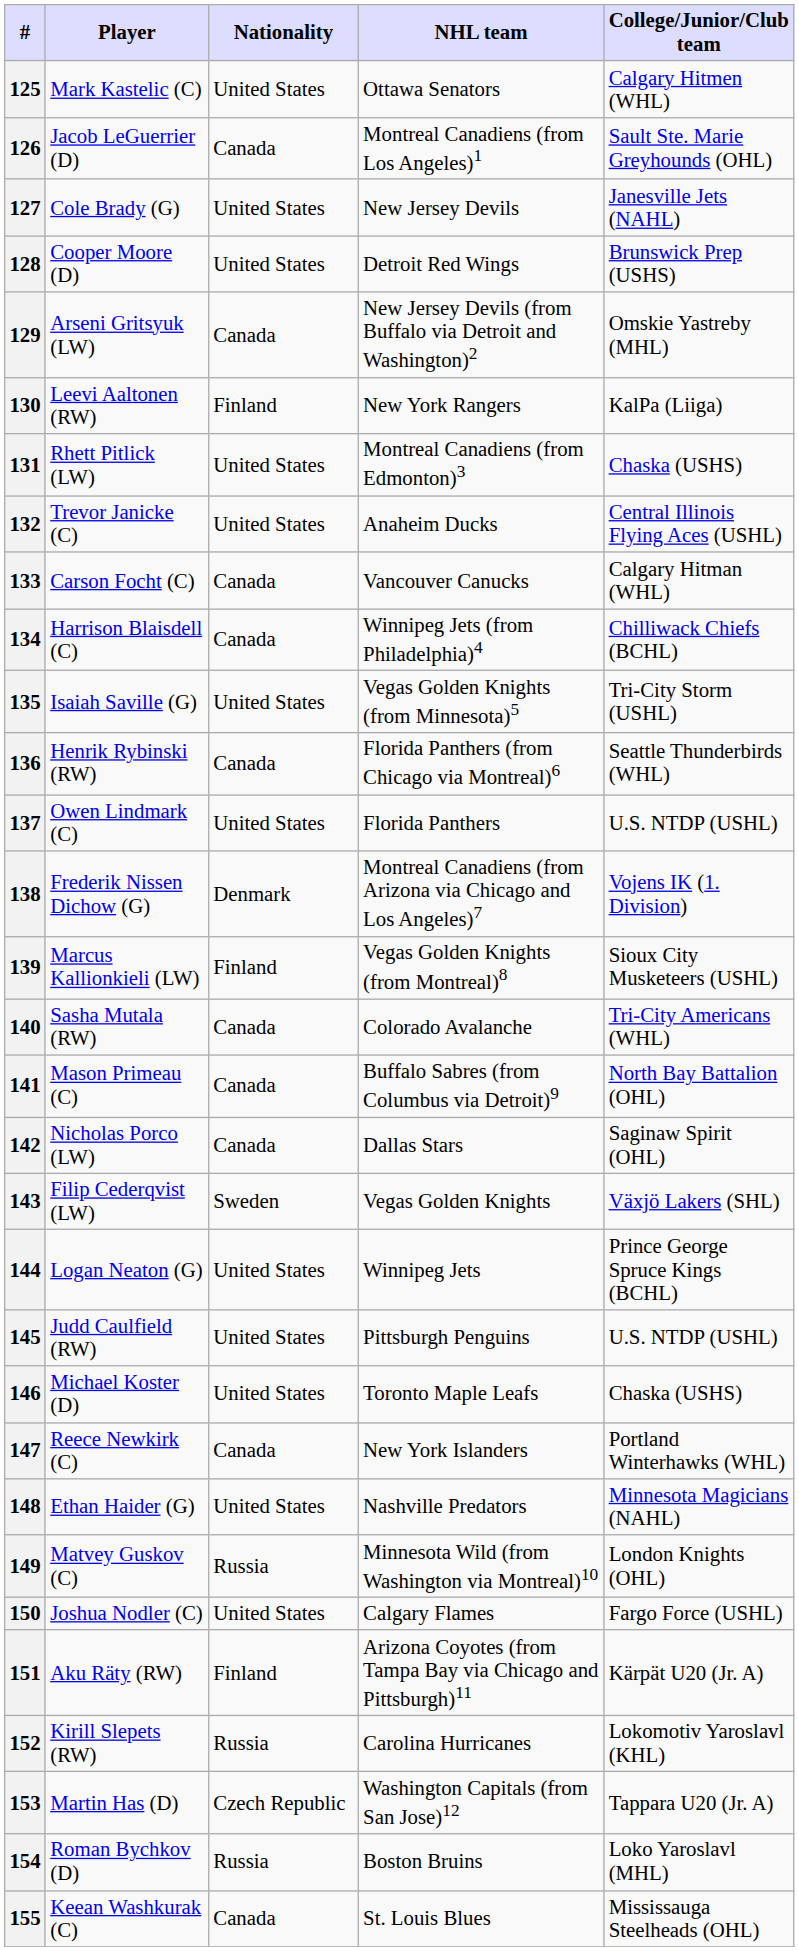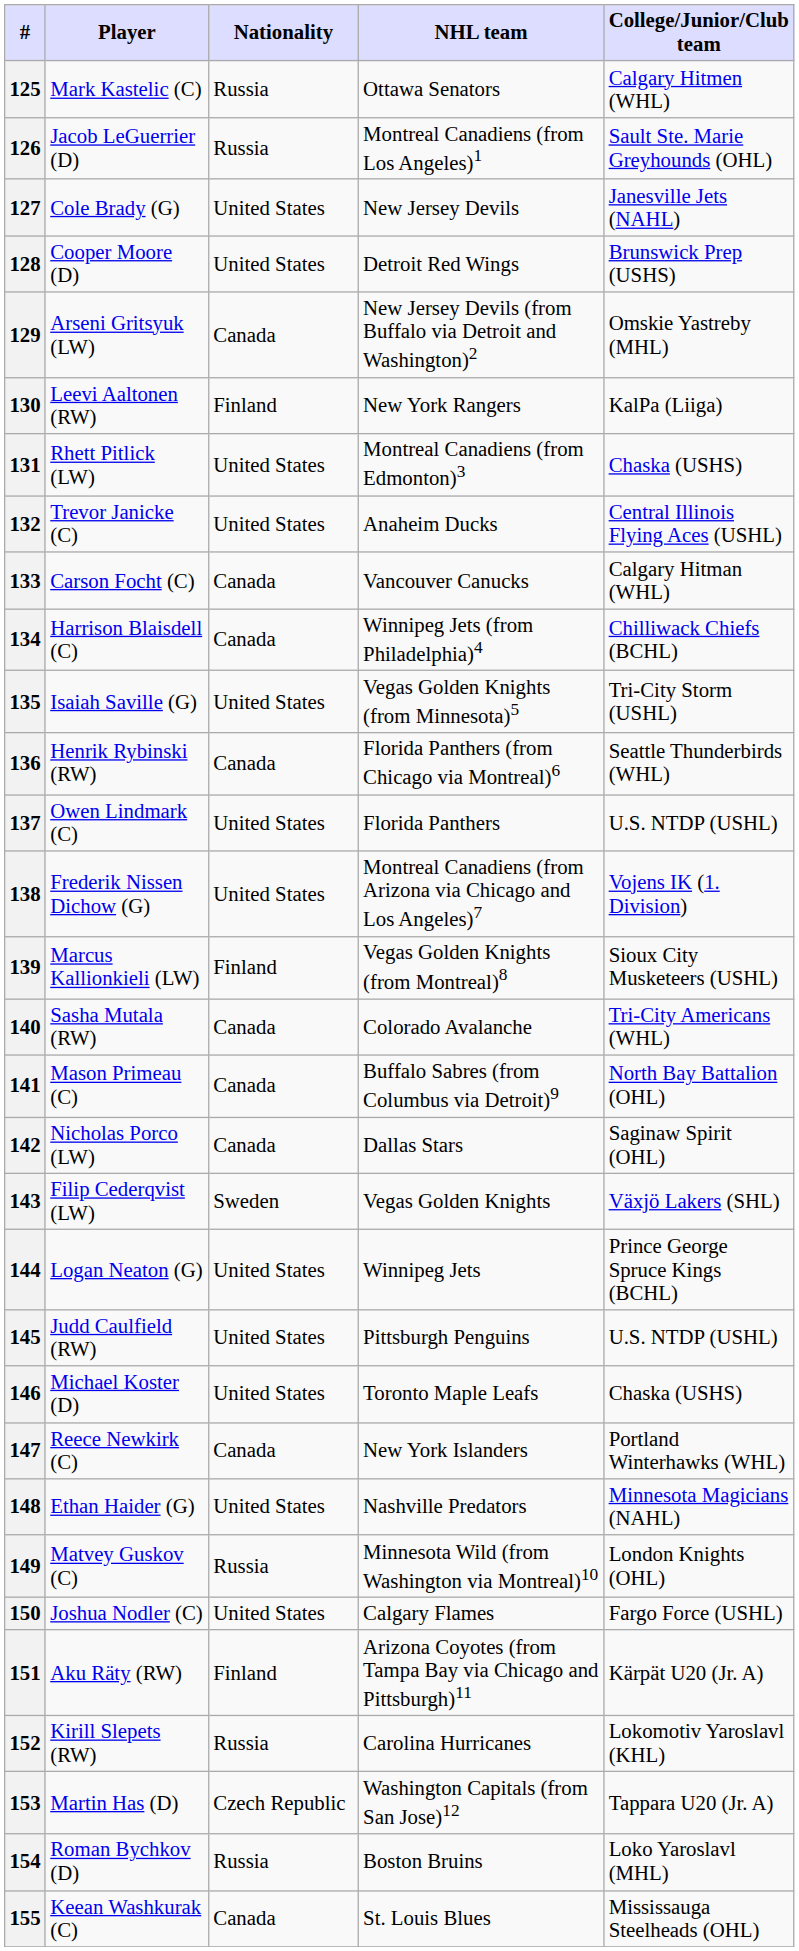(269, 89) United States -> (241, 89) Russia
(244, 148) Canada -> (241, 148) Russia
(252, 893) Denmark -> (269, 893) United States
